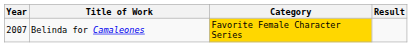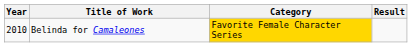(17, 30) 2007 -> (17, 30) 2010
